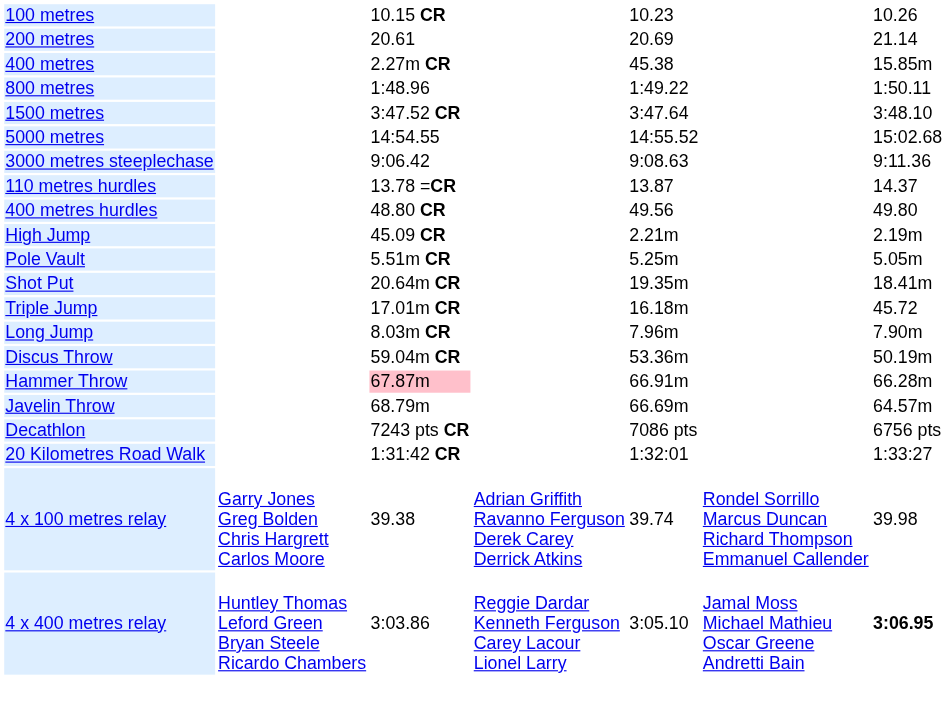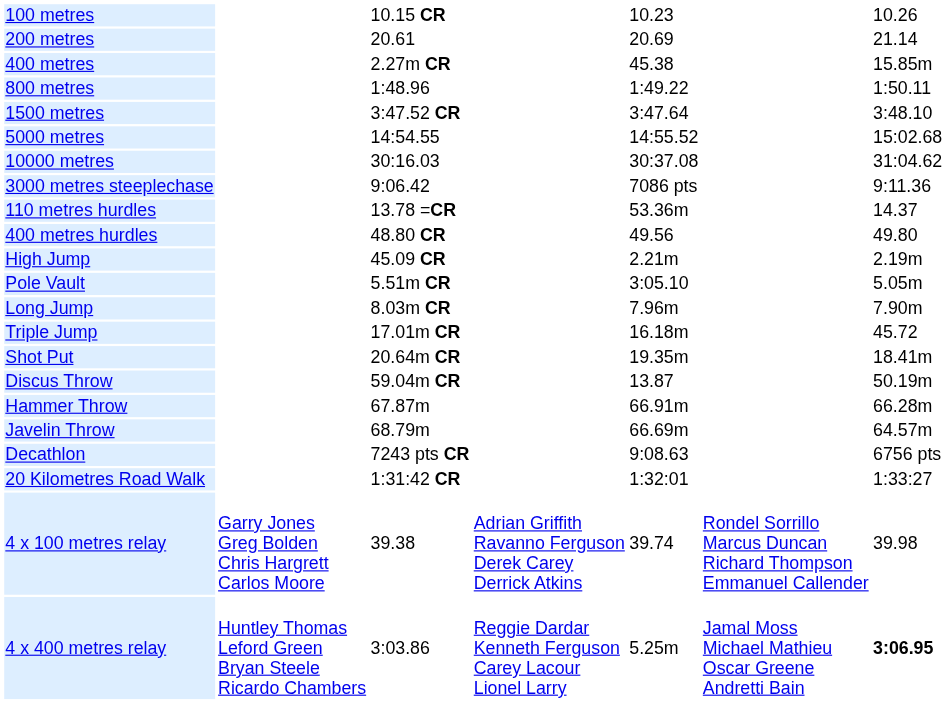+ row: (60, 161)
(659, 161) 9:08.63 -> (663, 186) 7086 pts
(651, 186) 13.87 -> (659, 210) 53.36m
(654, 259) 5.25m -> (659, 283) 3:05.10
rows swapped: (49, 332) <-> (39, 283)
(659, 357) 53.36m -> (651, 381) 13.87
(400, 381) pink background -> (400, 405) no background
(663, 430) 7086 pts -> (659, 454) 9:08.63
(659, 623) 3:05.10 -> (654, 647) 5.25m
